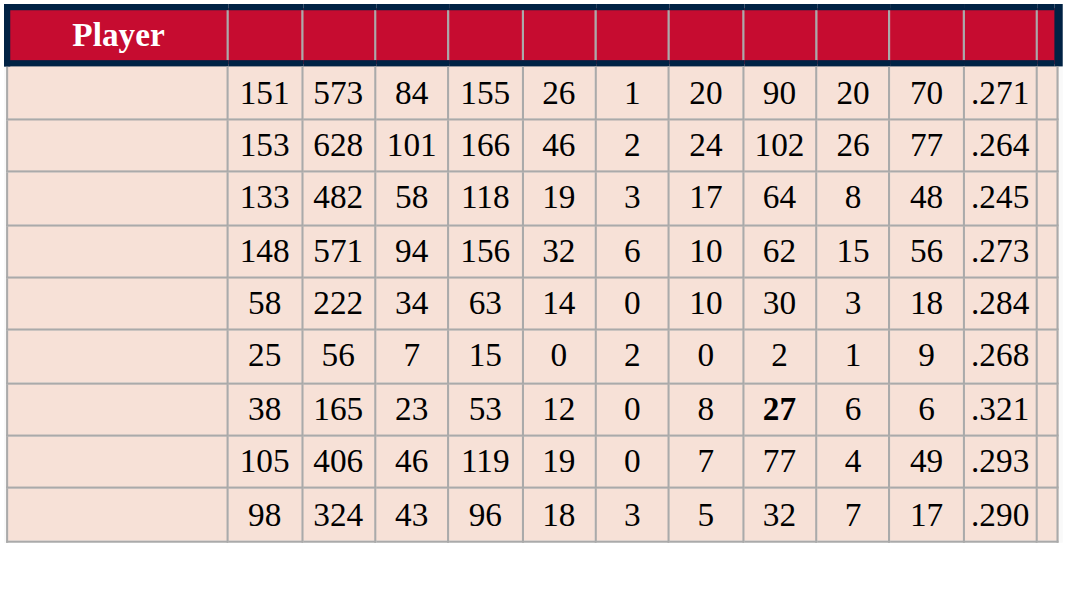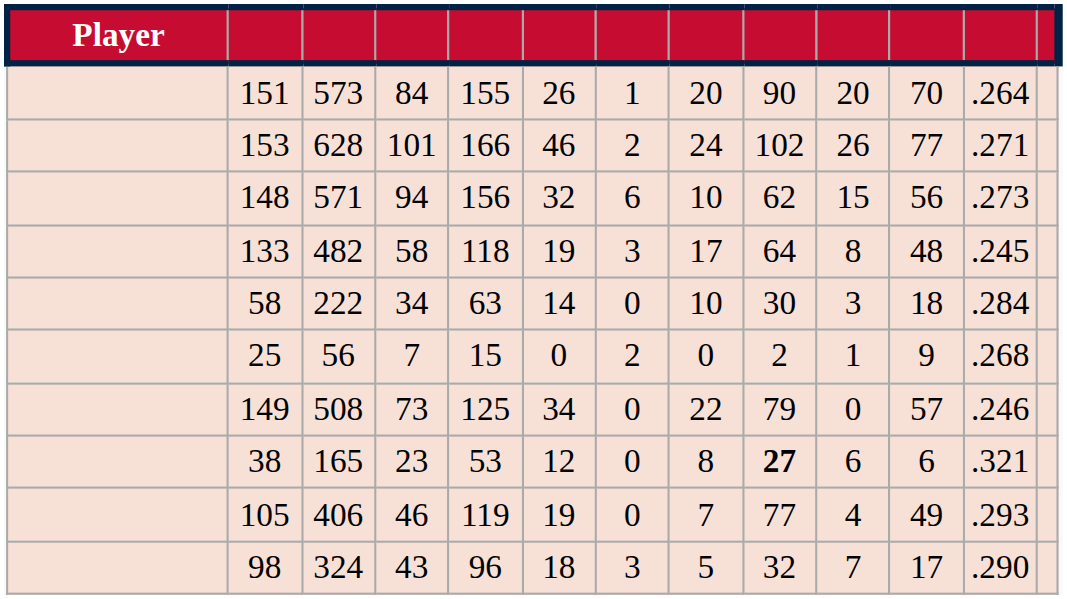(1000, 91) .271 -> (1000, 91) .264
(1000, 144) .264 -> (1000, 144) .271
rows swapped: (265, 250) <-> (265, 197)
+ row: (265, 408)
